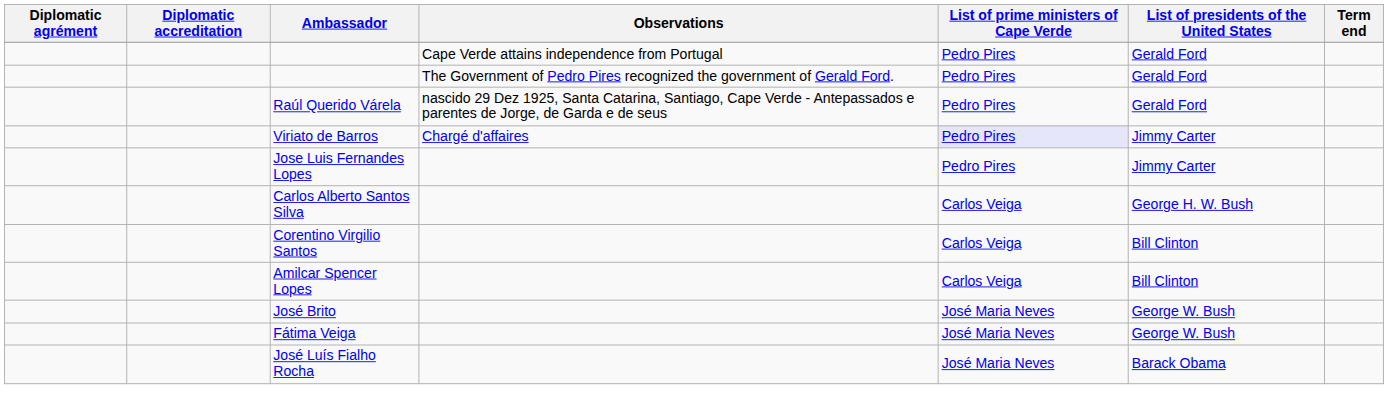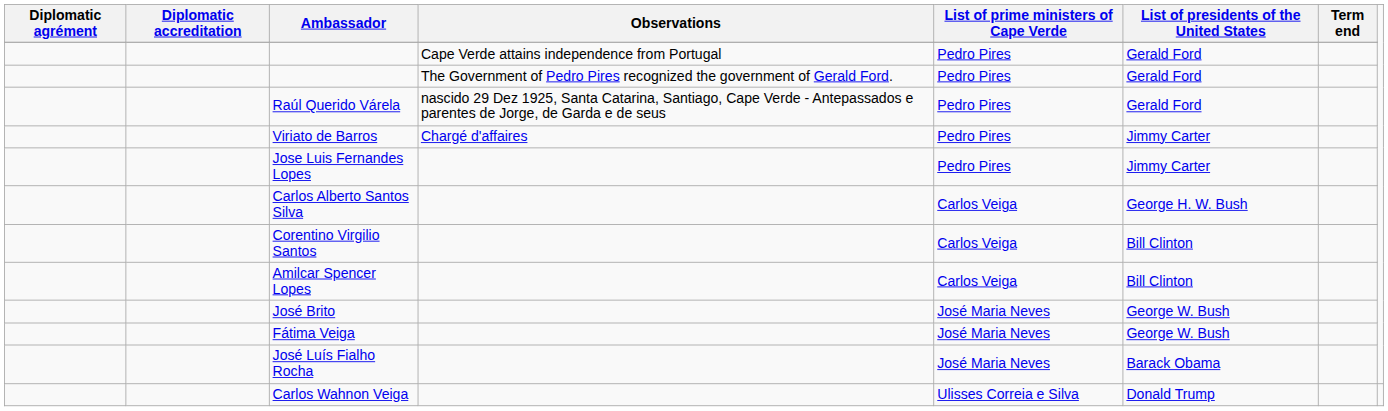(979, 136) lavender background -> (974, 136) no background
+ row: (340, 394)
